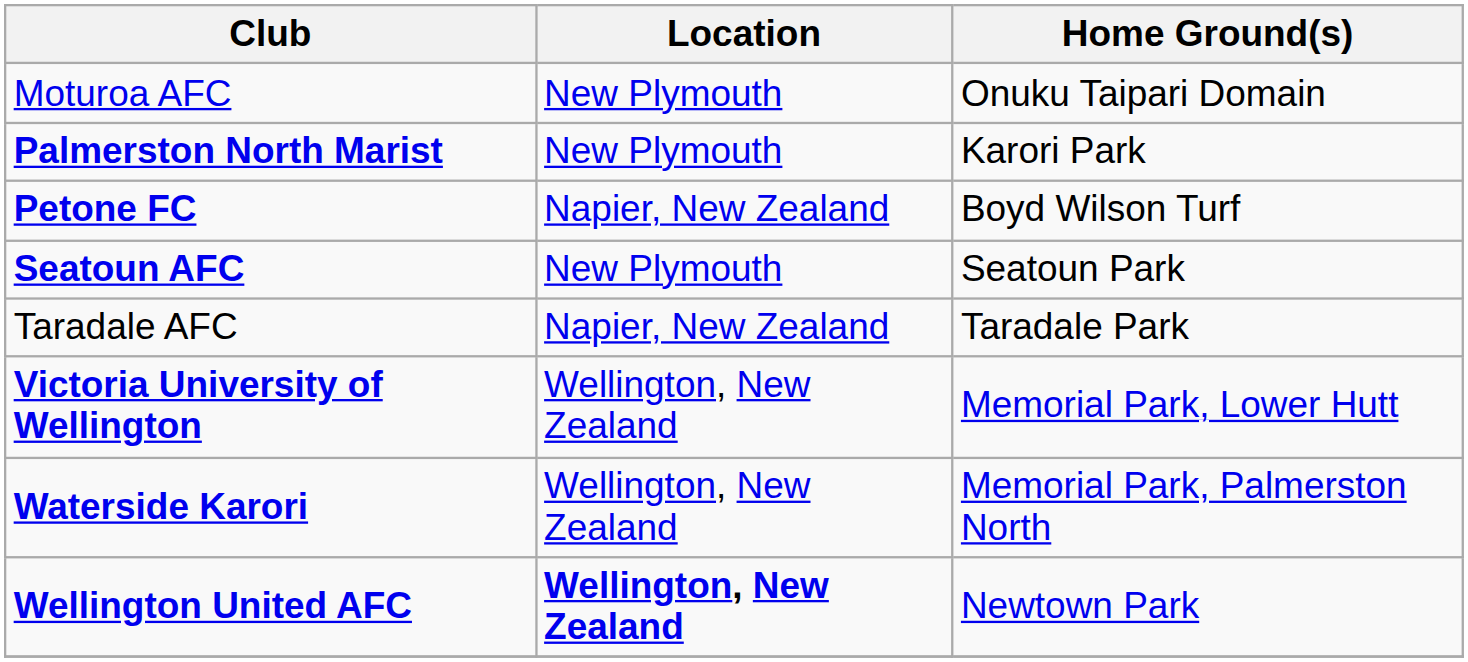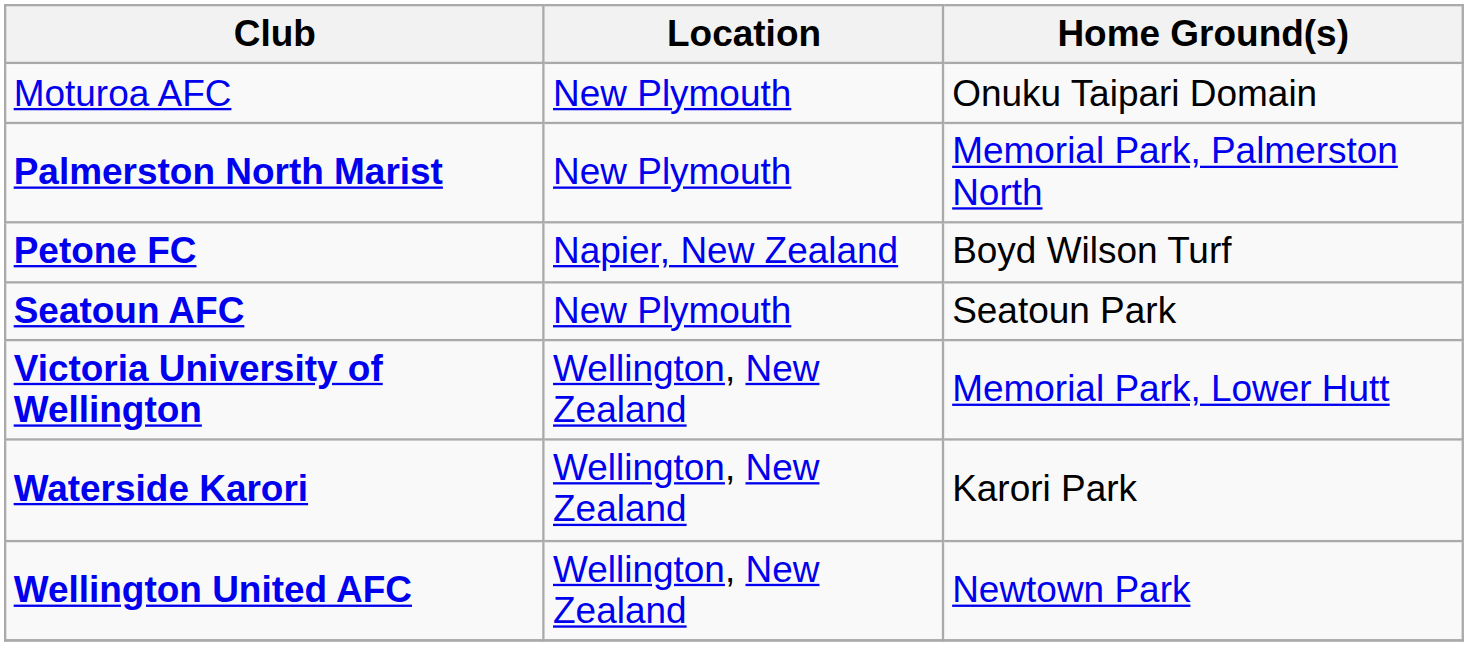(1053, 151) Karori Park -> (1175, 171) Memorial Park, Palmerston North
- row: (126, 326)
(1184, 506) Memorial Park, Palmerston North -> (1045, 489) Karori Park
(686, 606) bold -> (686, 589) normal
